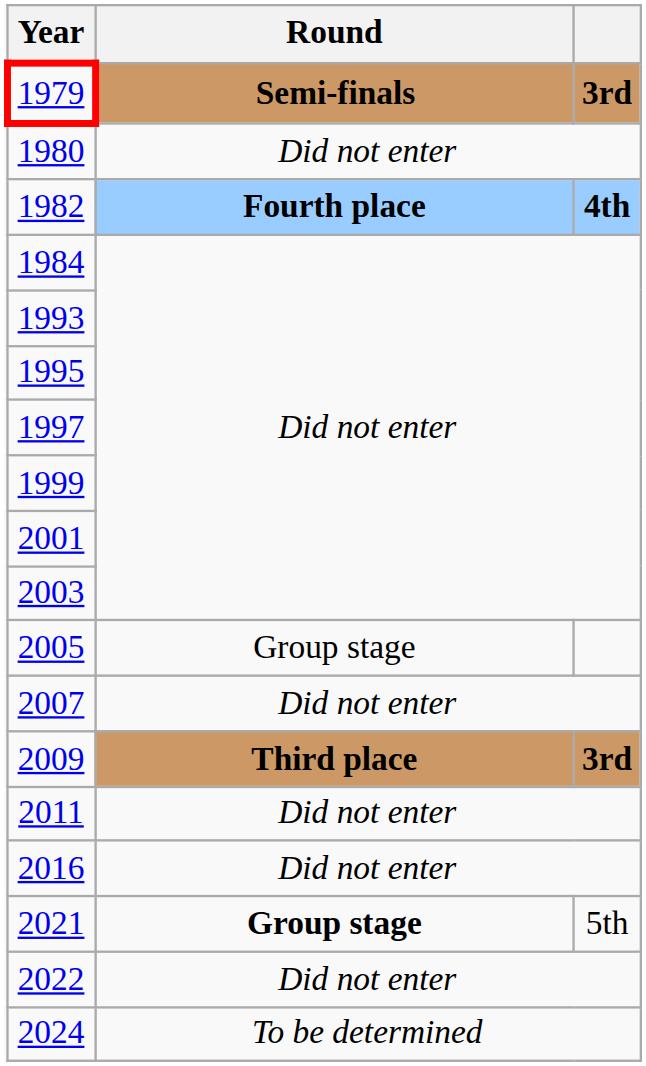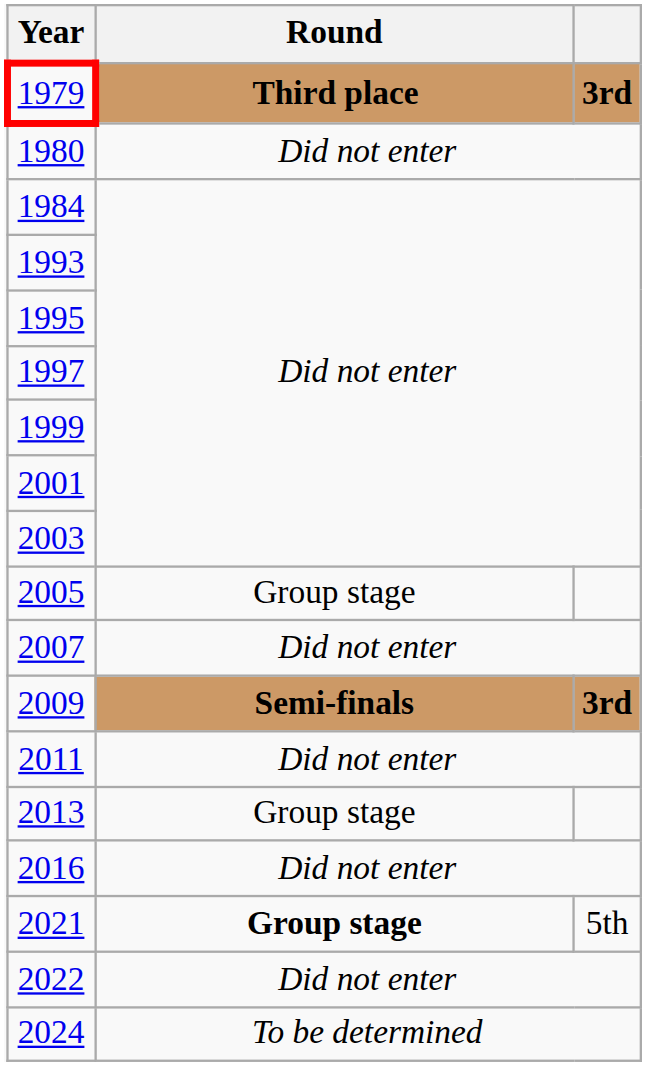(336, 92) Semi-finals -> (336, 92) Third place
- row: (51, 207)
(334, 758) Third place -> (334, 702) Semi-finals
+ row: (51, 813)
